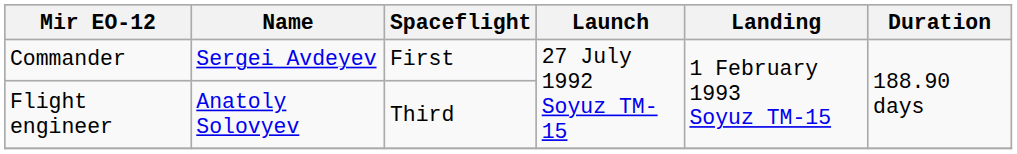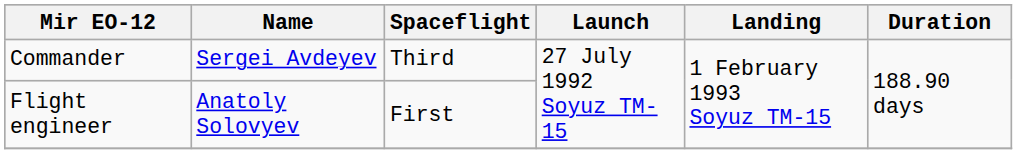(422, 60) First -> (422, 60) Third
(422, 115) Third -> (422, 115) First
